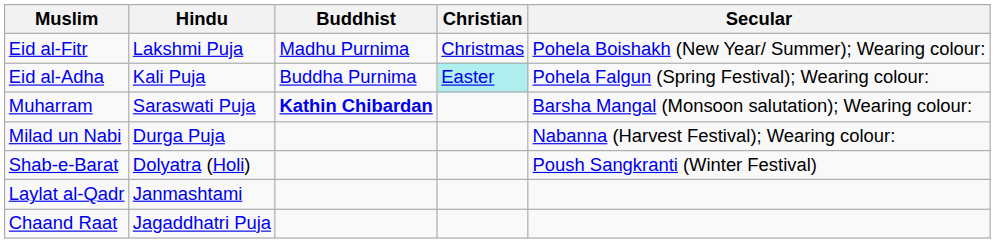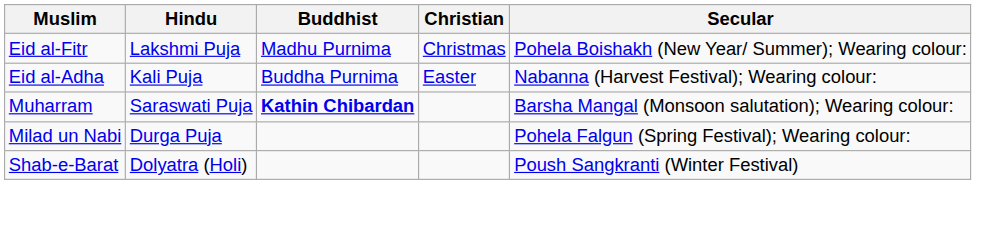(468, 77) paleturquoise background -> (449, 77) no background
(731, 77) Pohela Falgun (Spring Festival); Wearing colour: -> (695, 77) Nabanna (Harvest Festival); Wearing colour:
(714, 135) Nabanna (Harvest Festival); Wearing colour: -> (712, 135) Pohela Falgun (Spring Festival); Wearing colour:
- row: (67, 194)
- row: (63, 223)
